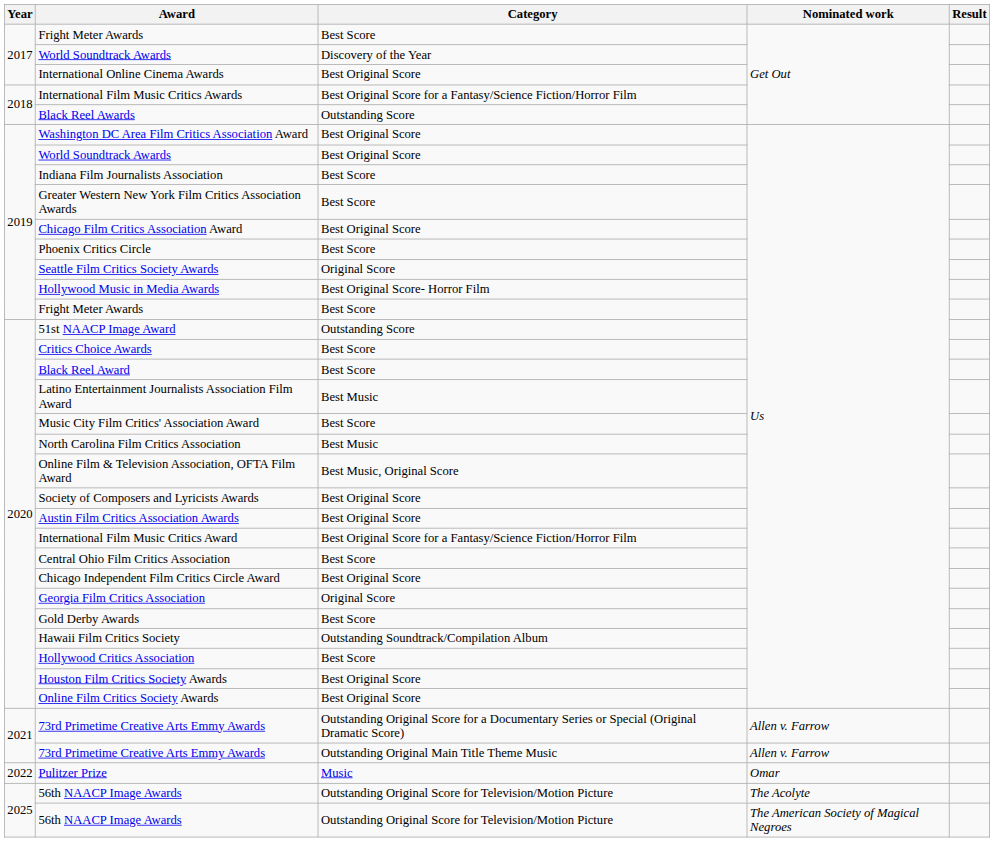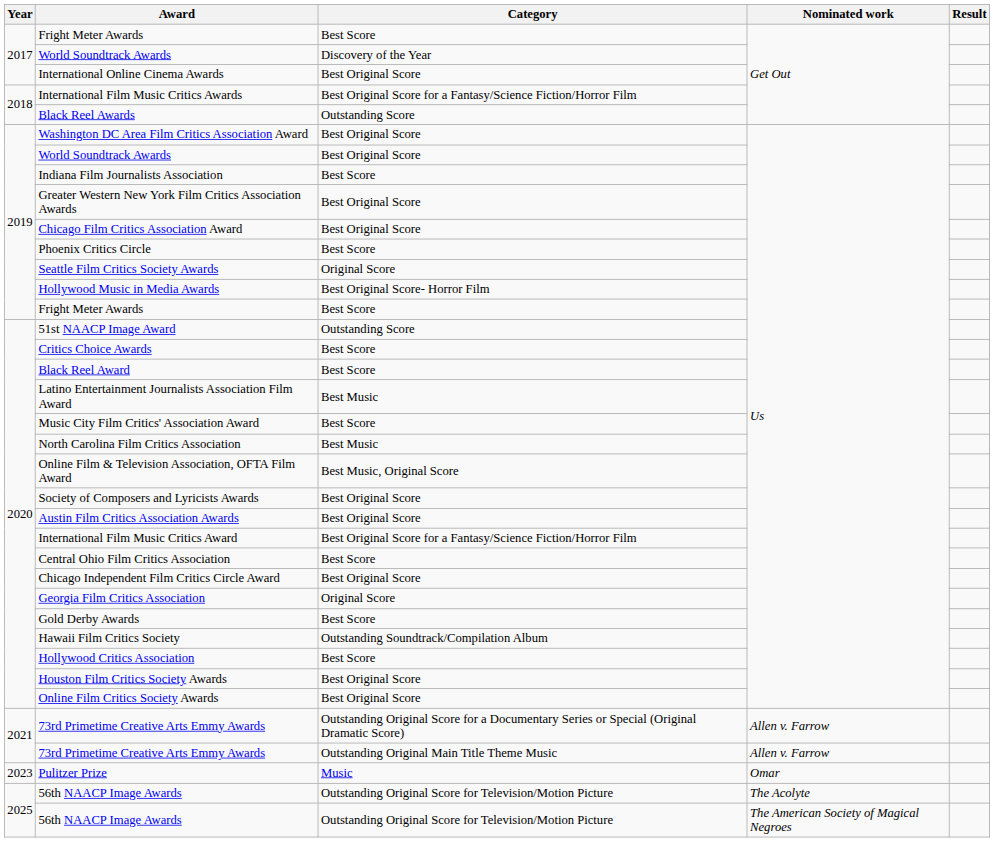(348, 202) Best Score -> (371, 202) Best Original Score
(20, 773) 2022 -> (20, 773) 2023
